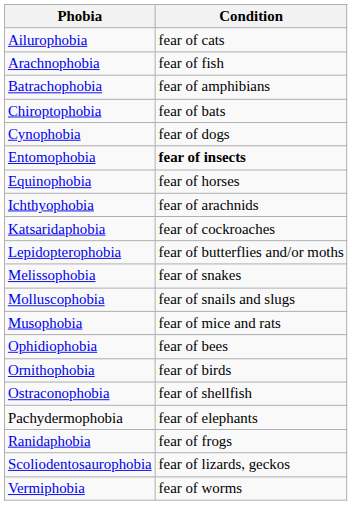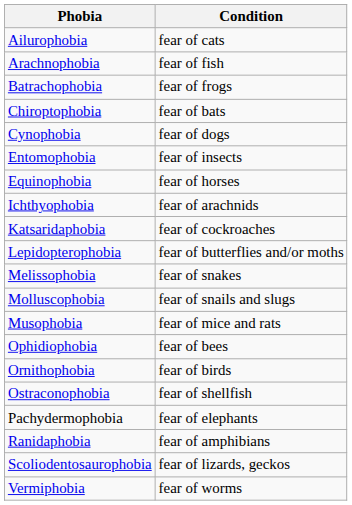(214, 87) fear of amphibians -> (195, 87) fear of frogs
(202, 157) bold -> (200, 157) normal
(195, 441) fear of frogs -> (214, 441) fear of amphibians
